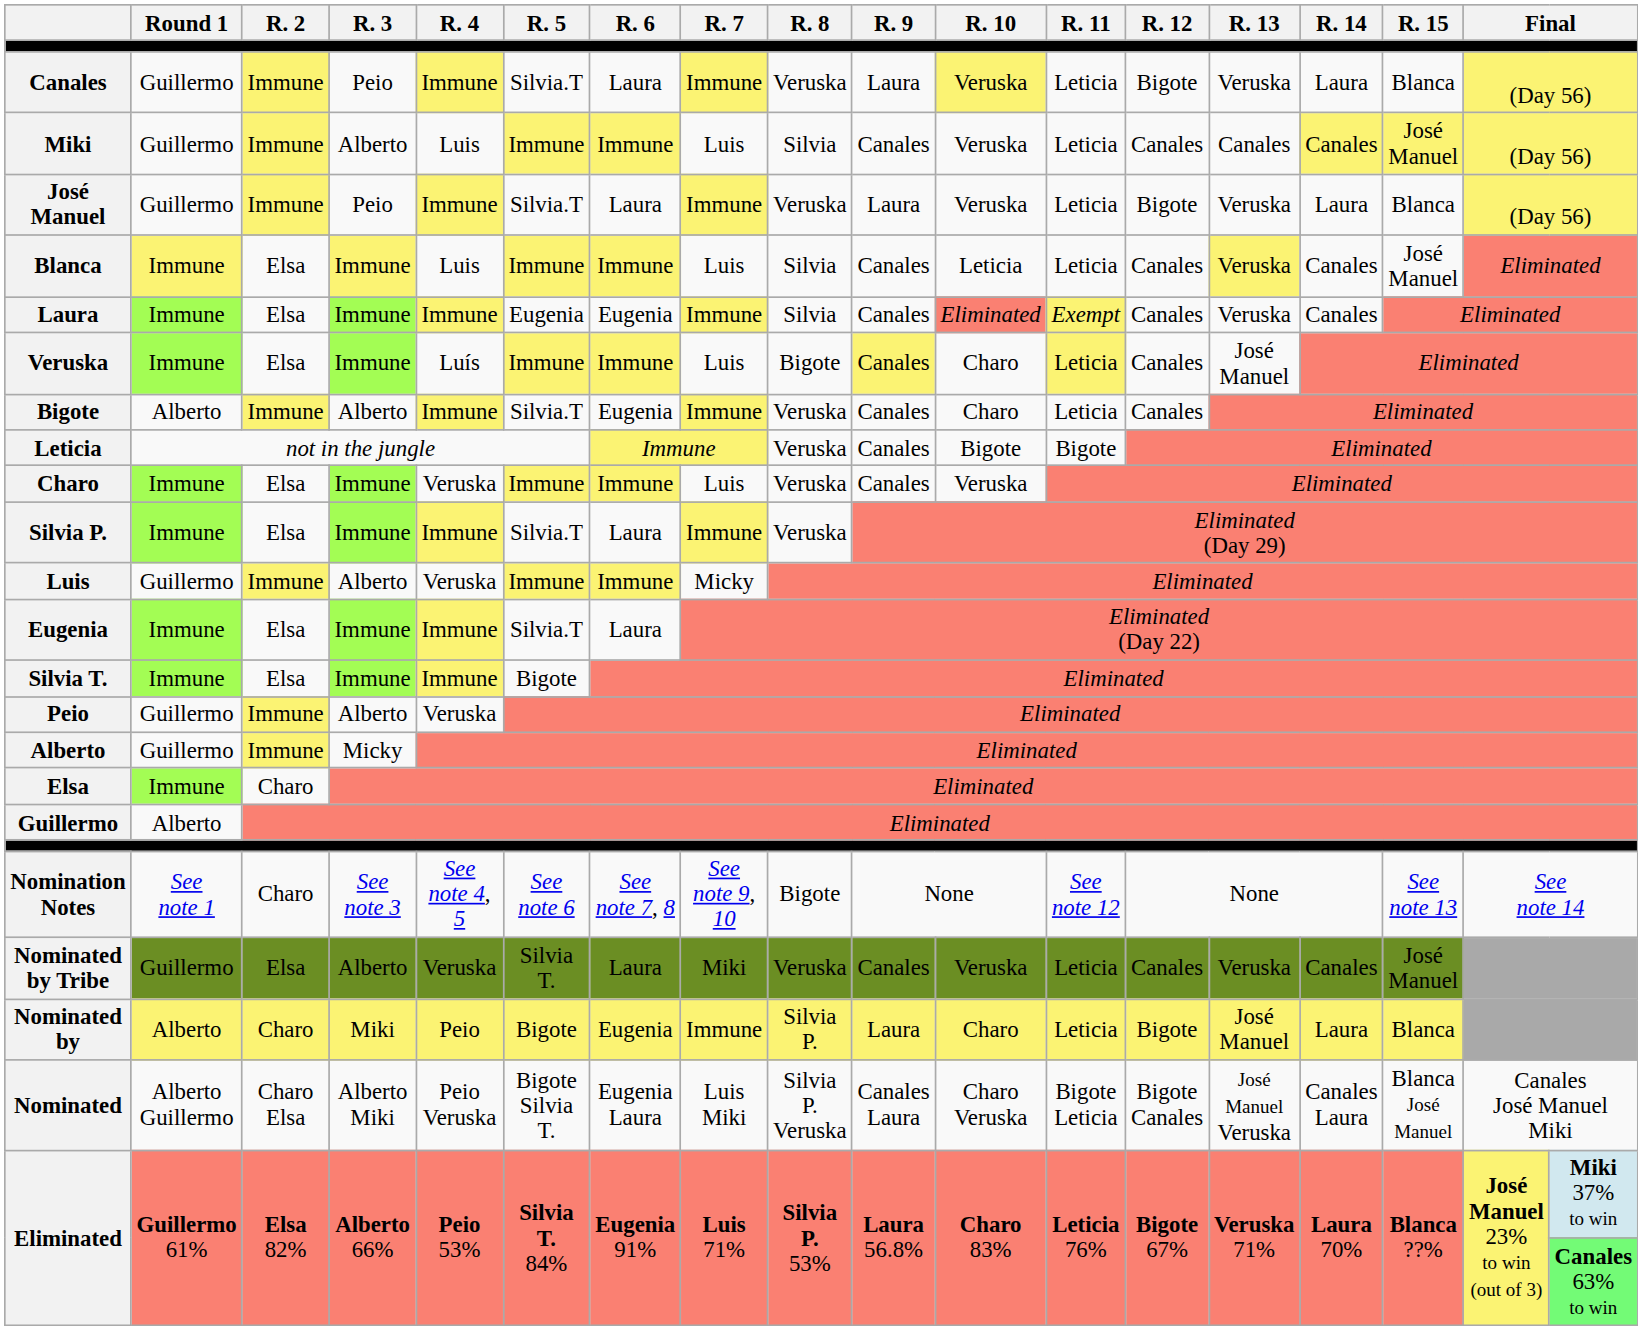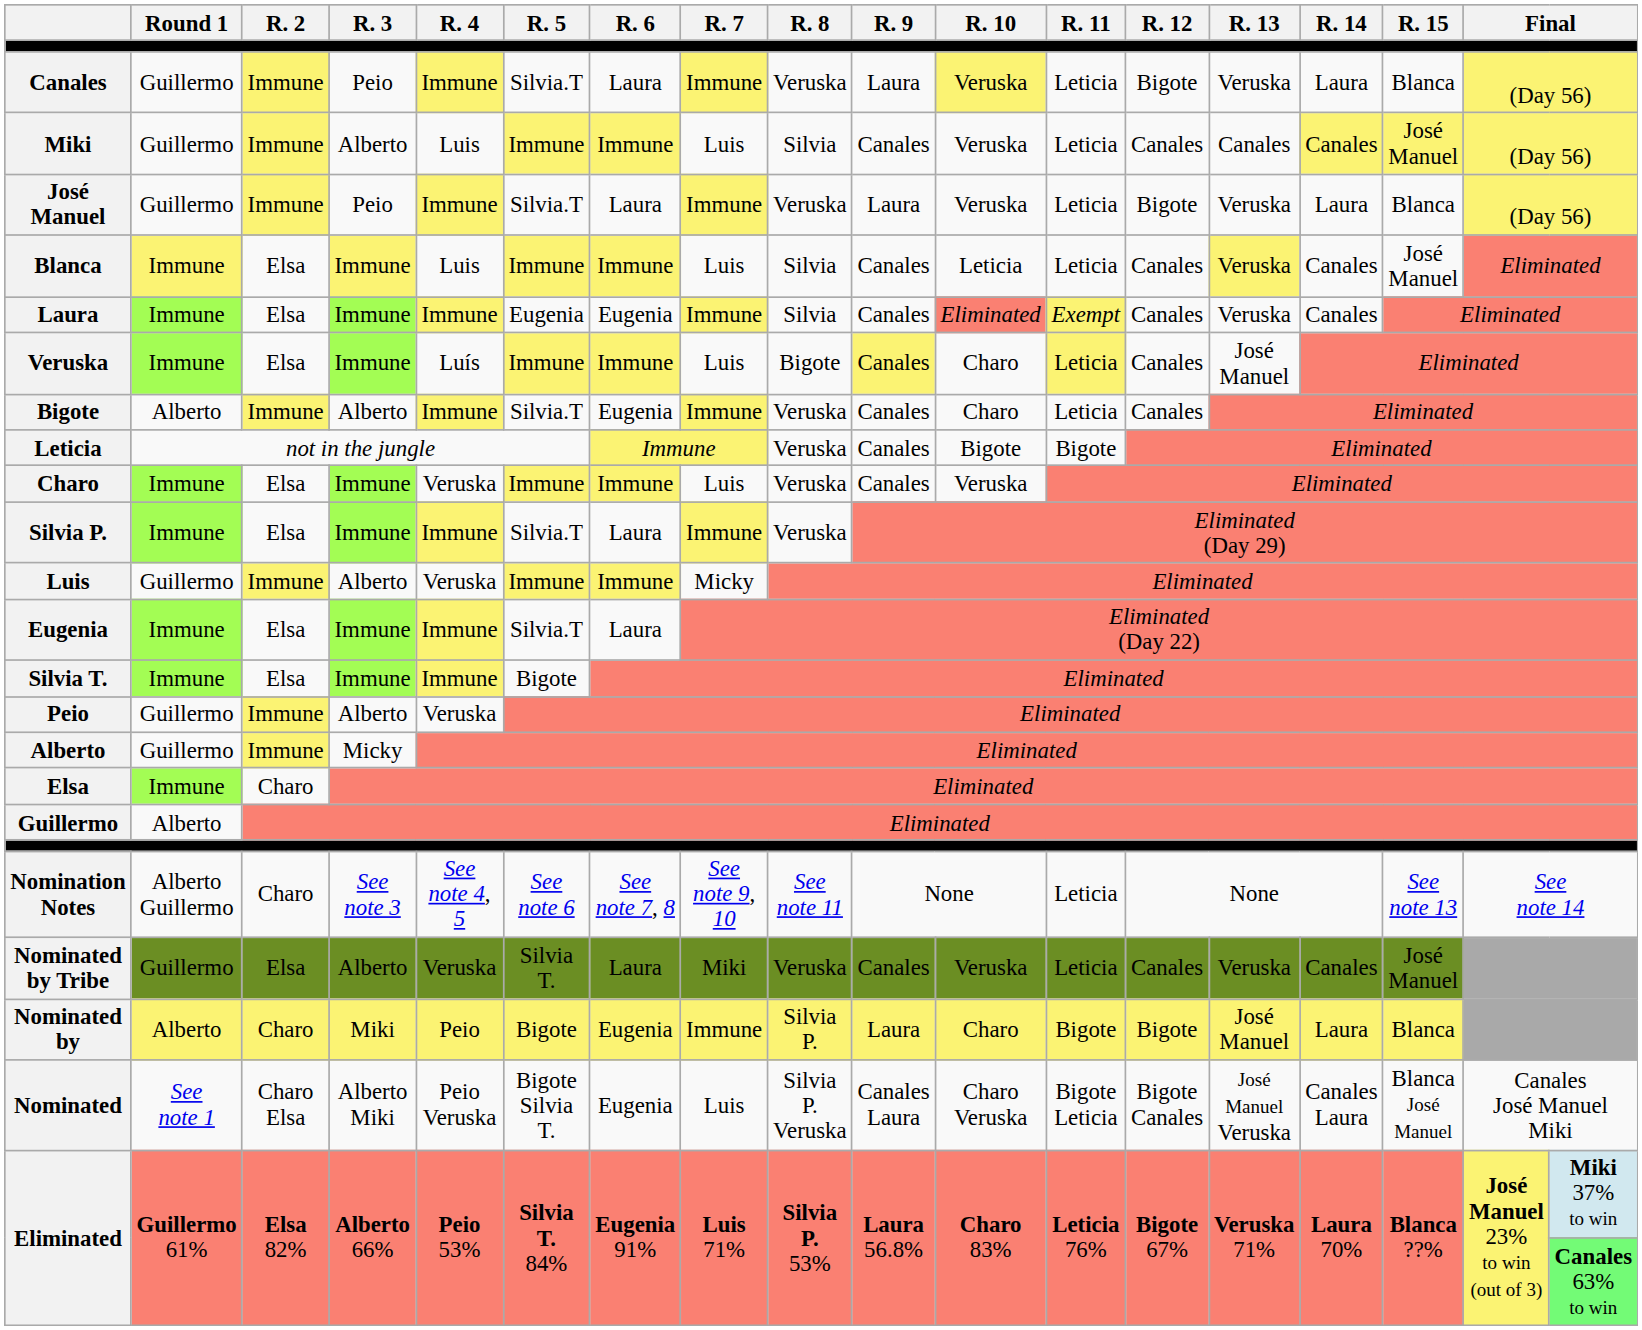(187, 894) See note 1 -> (187, 894) Alberto Guillermo
(810, 894) Bigote -> (810, 894) See note 11
(1086, 894) See note 12 -> (1086, 894) Leticia
(1086, 1029) Leticia -> (1086, 1029) Bigote
(187, 1104) Alberto Guillermo -> (187, 1104) See note 1
(635, 1104) Eugenia Laura -> (635, 1104) Eugenia
(724, 1104) Luis Miki -> (724, 1104) Luis
